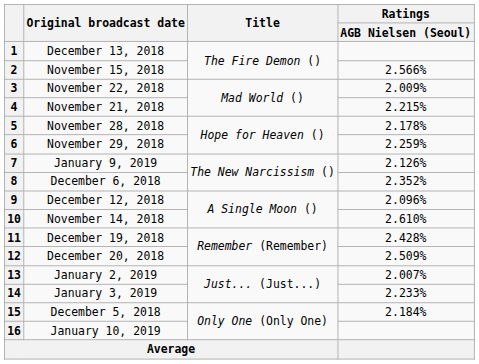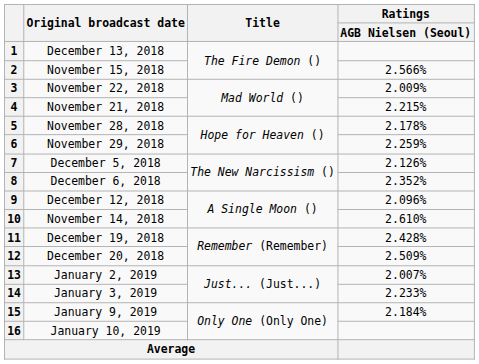(106, 163) January 9, 2019 -> (106, 163) December 5, 2018
(106, 312) December 5, 2018 -> (106, 312) January 9, 2019
